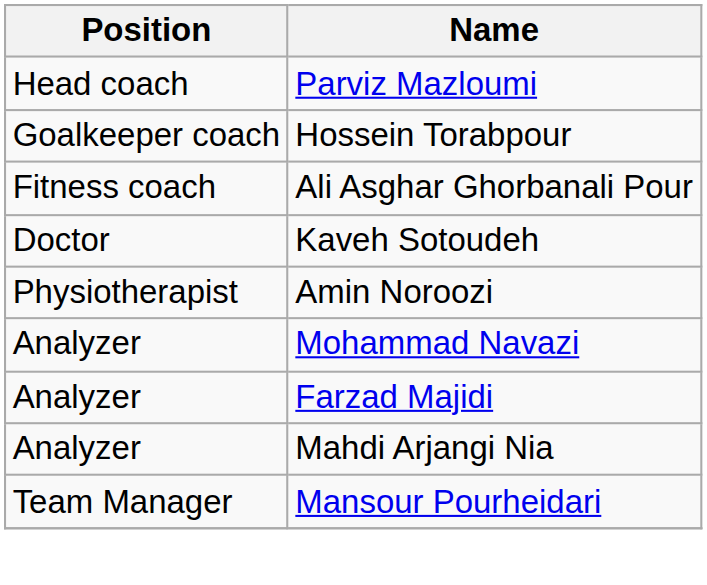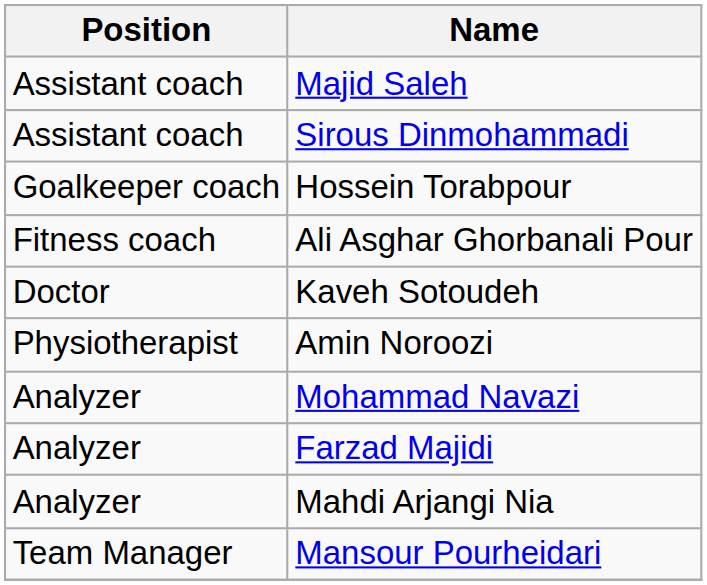- row: (416, 82)
+ row: (381, 82)
+ row: (462, 135)
